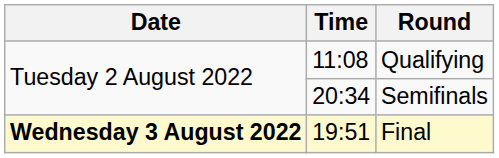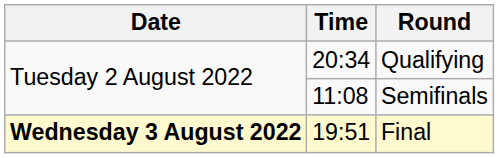(340, 59) 11:08 -> (341, 59) 20:34
(341, 96) 20:34 -> (340, 96) 11:08
